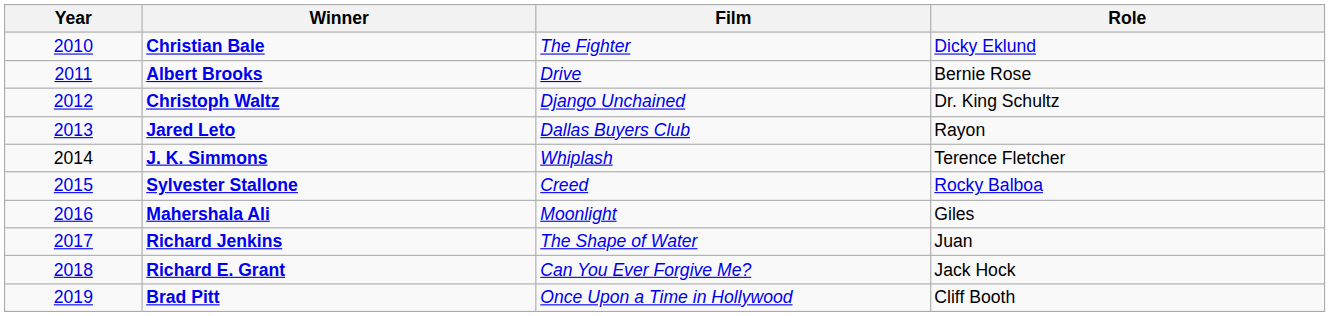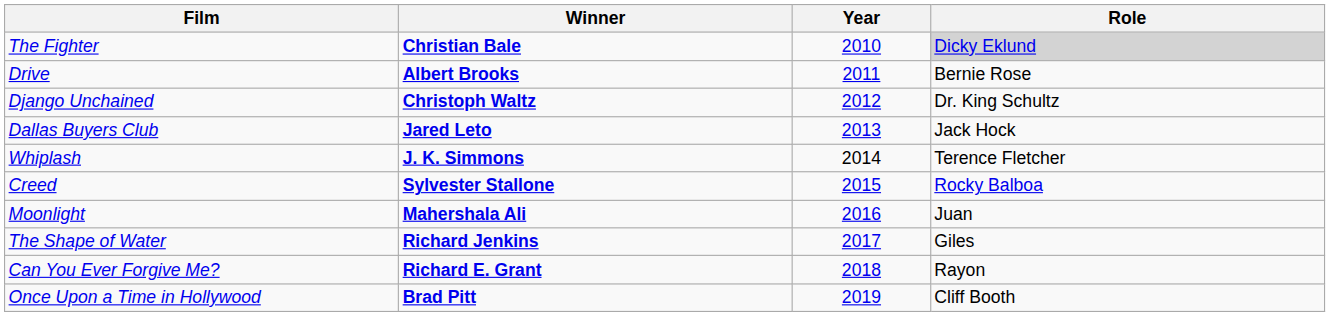columns swapped: (73, 18) <-> (733, 18)
(985, 46) no background -> (985, 46) lightgrey background
(960, 130) Rayon -> (975, 130) Jack Hock
(954, 213) Giles -> (953, 213) Juan
(953, 241) Juan -> (954, 241) Giles
(975, 269) Jack Hock -> (960, 269) Rayon
